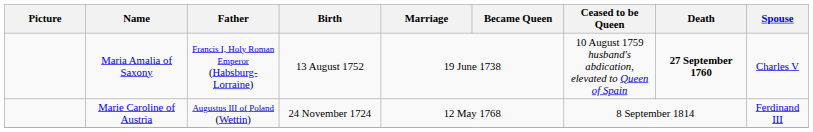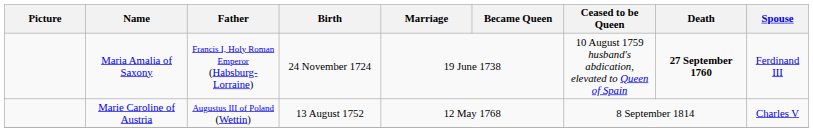(330, 66) 13 August 1752 -> (330, 66) 24 November 1724
(778, 66) Charles V -> (778, 66) Ferdinand III
(330, 113) 24 November 1724 -> (330, 113) 13 August 1752
(778, 113) Ferdinand III -> (778, 113) Charles V
